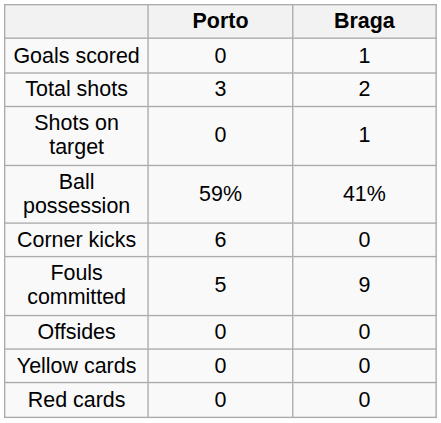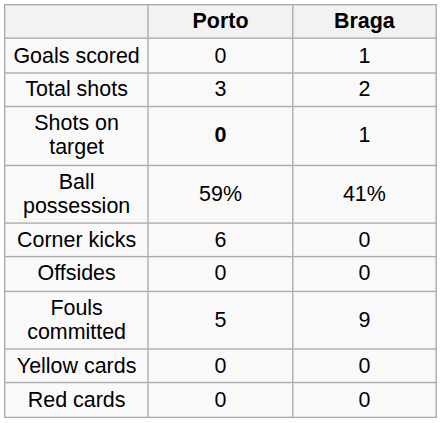(220, 135) normal -> (220, 135) bold
rows swapped: (77, 285) <-> (77, 331)
